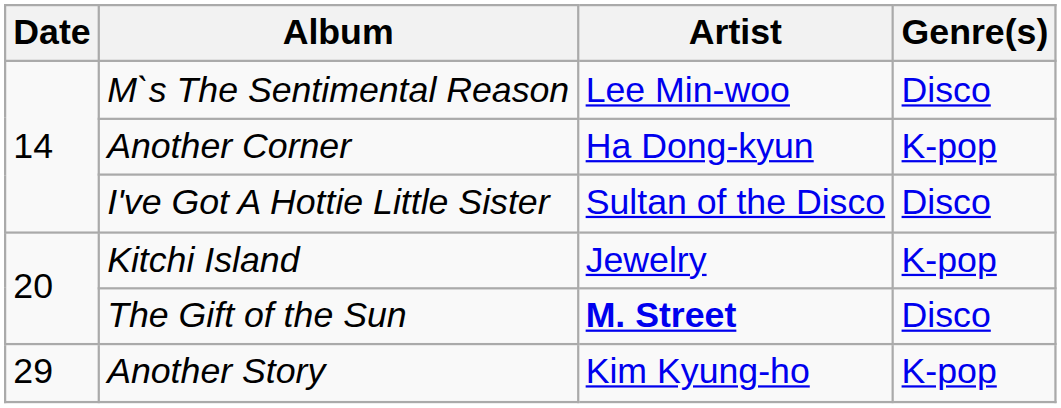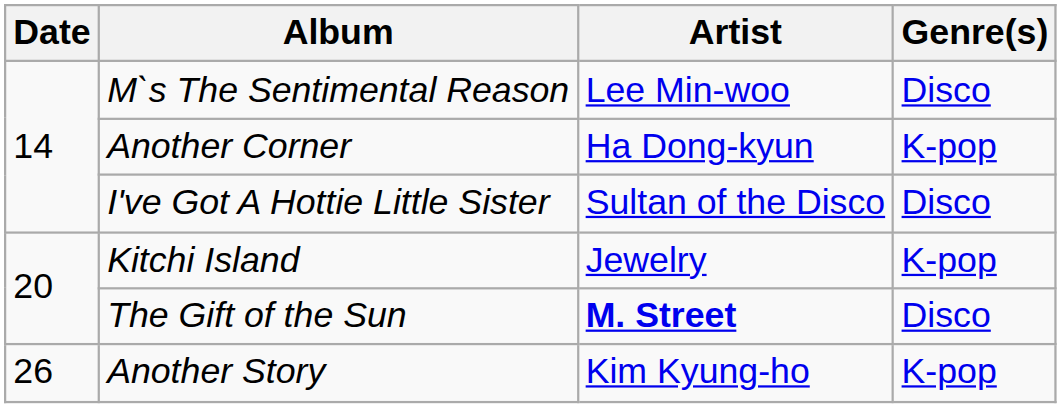(33, 372) 29 -> (33, 372) 26
